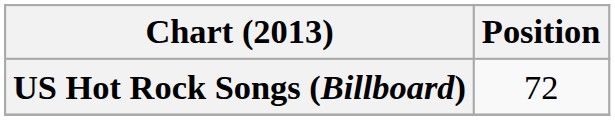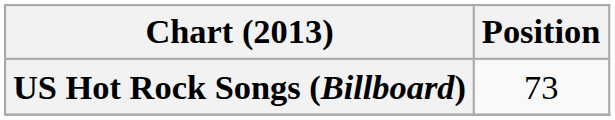(541, 86) 72 -> (541, 86) 73
